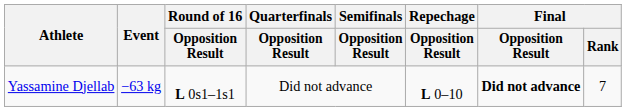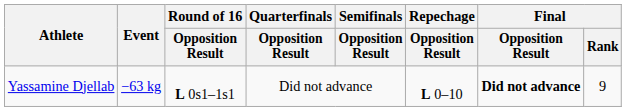(603, 86) 7 -> (603, 86) 9
